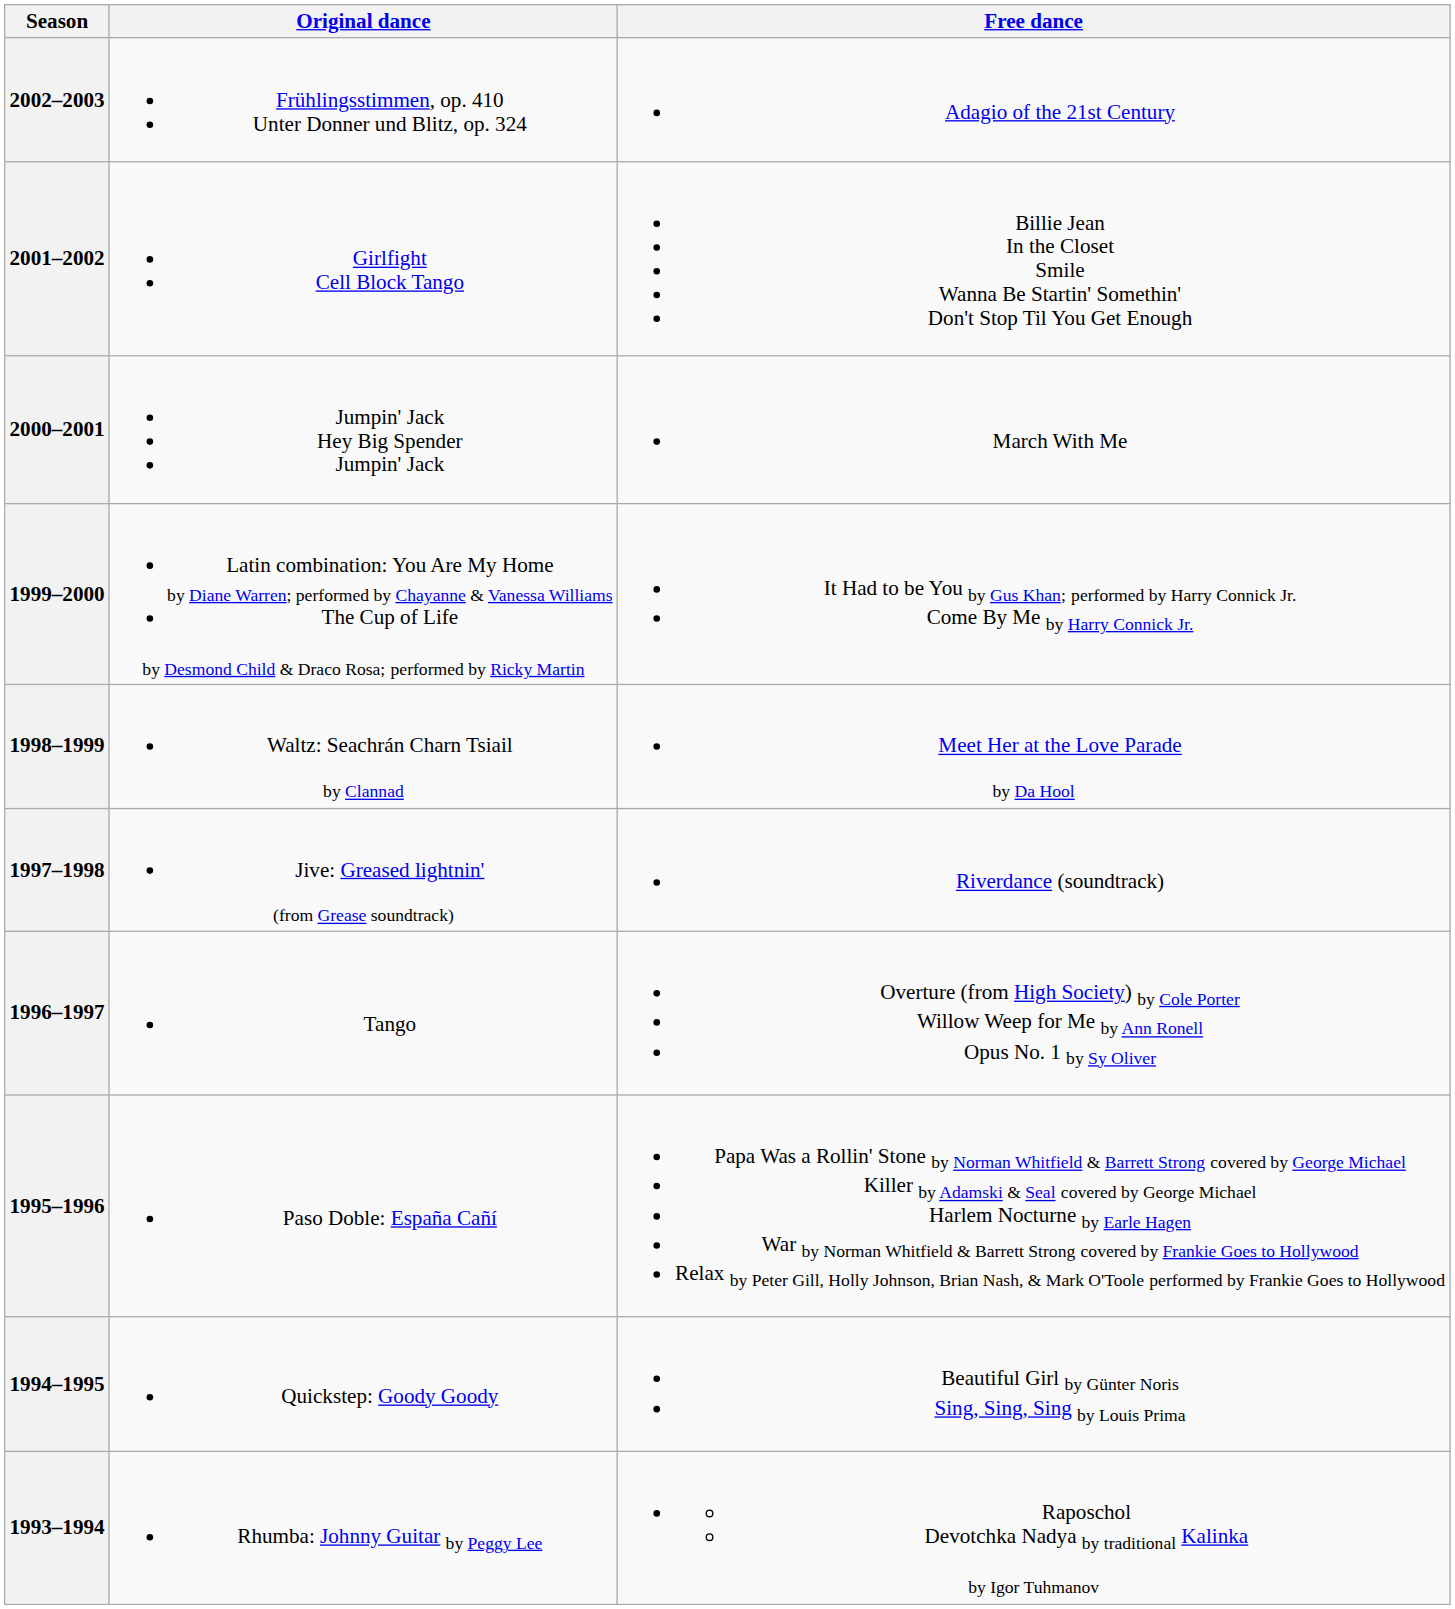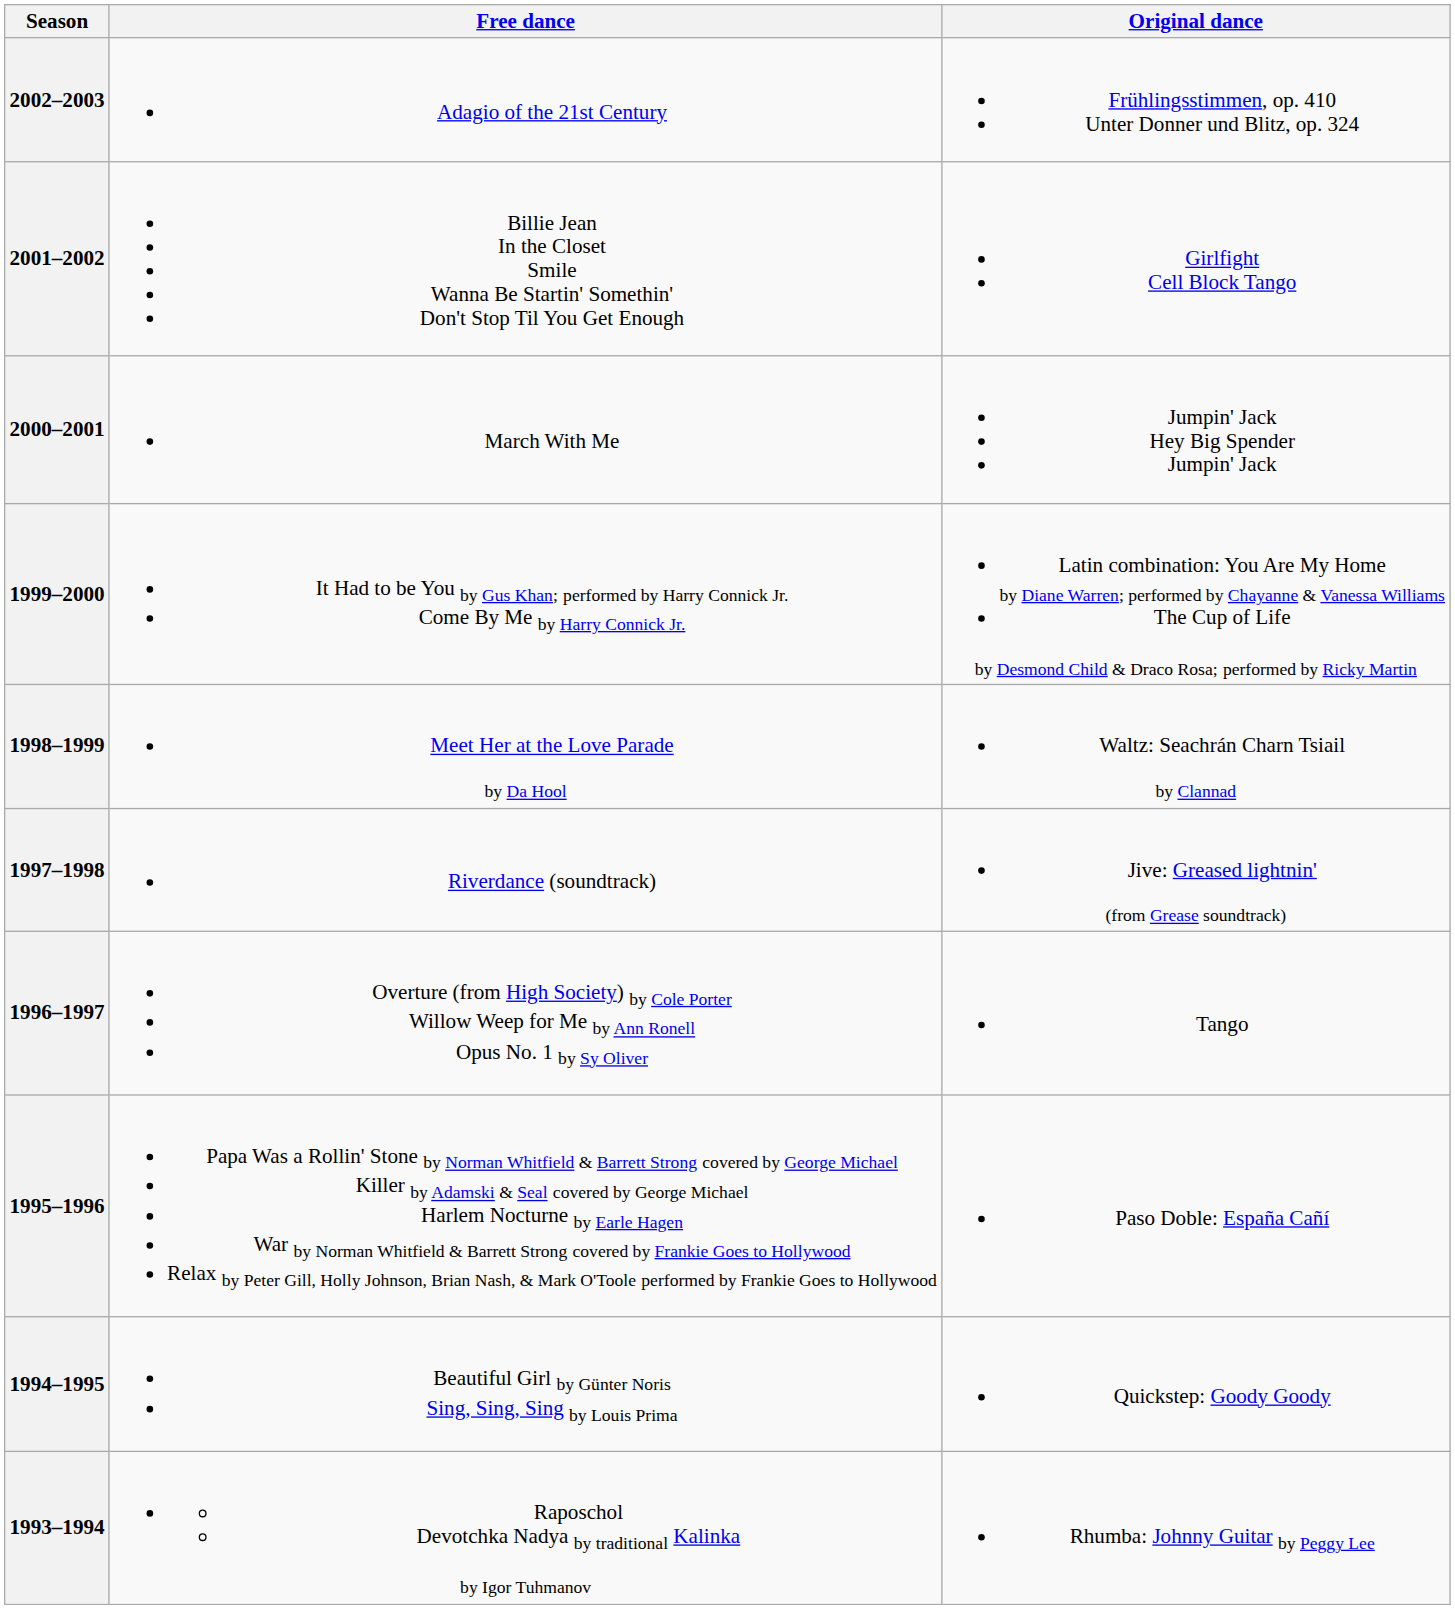columns swapped: (363, 21) <-> (1034, 21)
